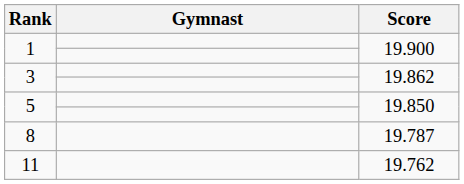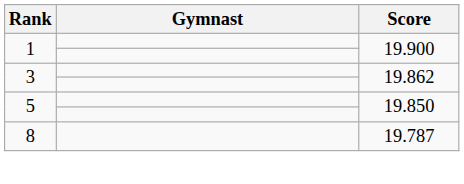- row: (30, 164)
